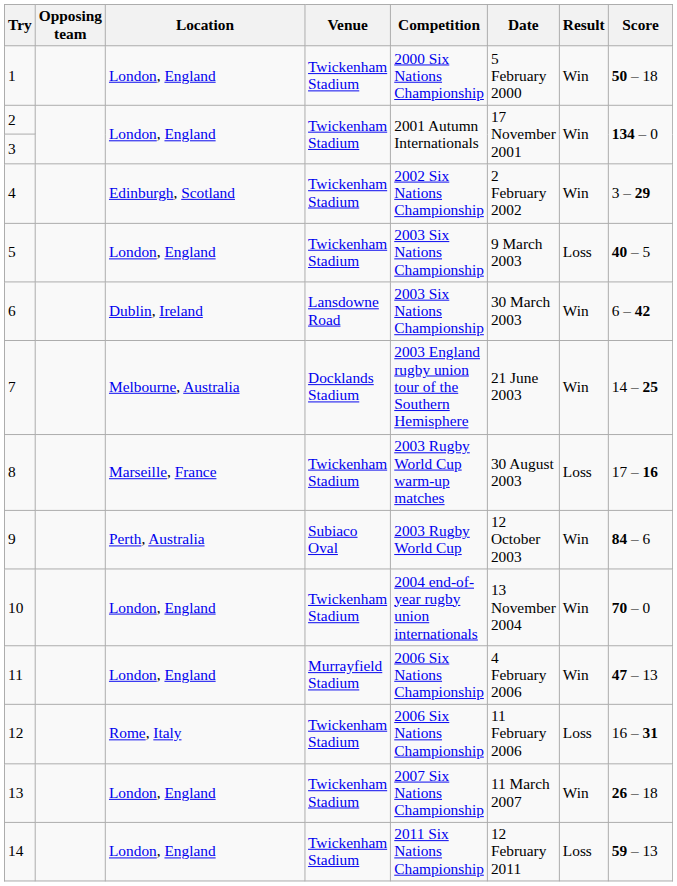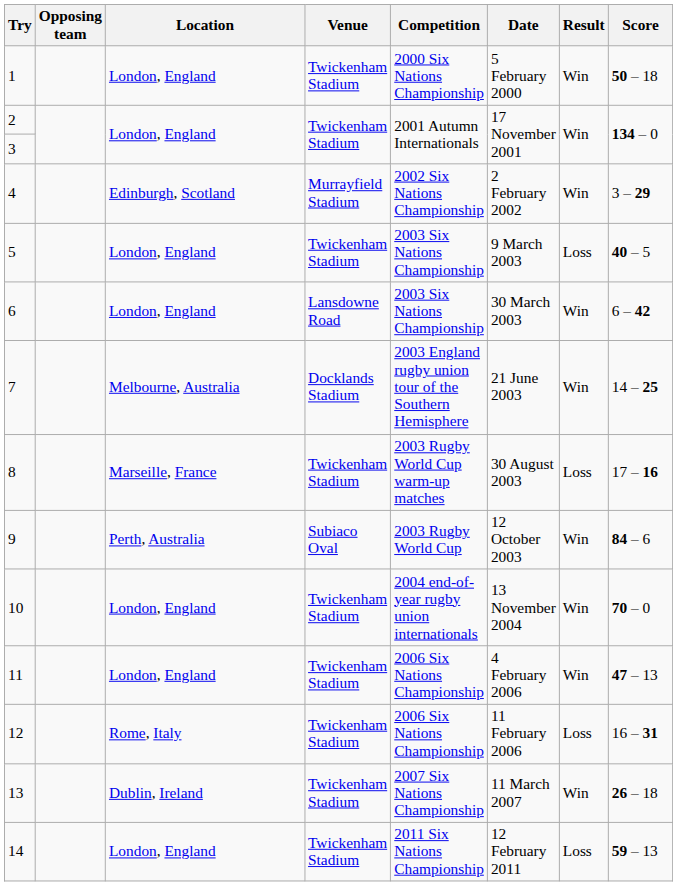(348, 193) Twickenham Stadium -> (345, 193) Murrayfield Stadium
(156, 311) Dublin, Ireland -> (162, 311) London, England
(345, 674) Murrayfield Stadium -> (348, 674) Twickenham Stadium
(162, 792) London, England -> (156, 792) Dublin, Ireland
